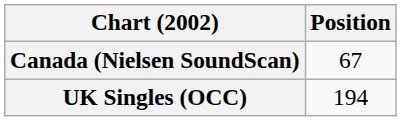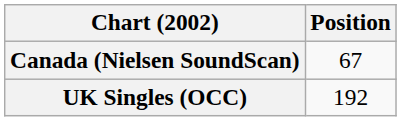(351, 97) 194 -> (351, 97) 192
